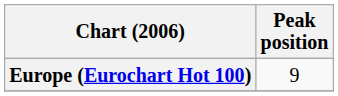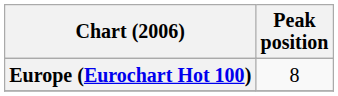(294, 74) 9 -> (294, 74) 8
